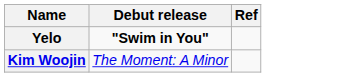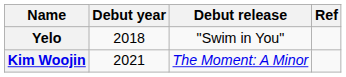+ column: (129, 15)
(160, 38) bold -> (240, 38) normal
